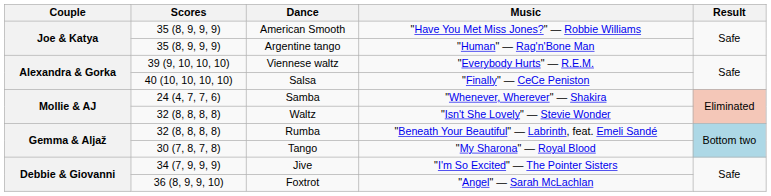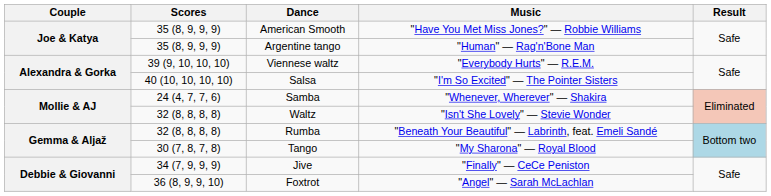(526, 81) "Finally" — CeCe Peniston -> (526, 81) "I'm So Excited" — The Pointer Sisters
(526, 166) "I'm So Excited" — The Pointer Sisters -> (526, 166) "Finally" — CeCe Peniston
